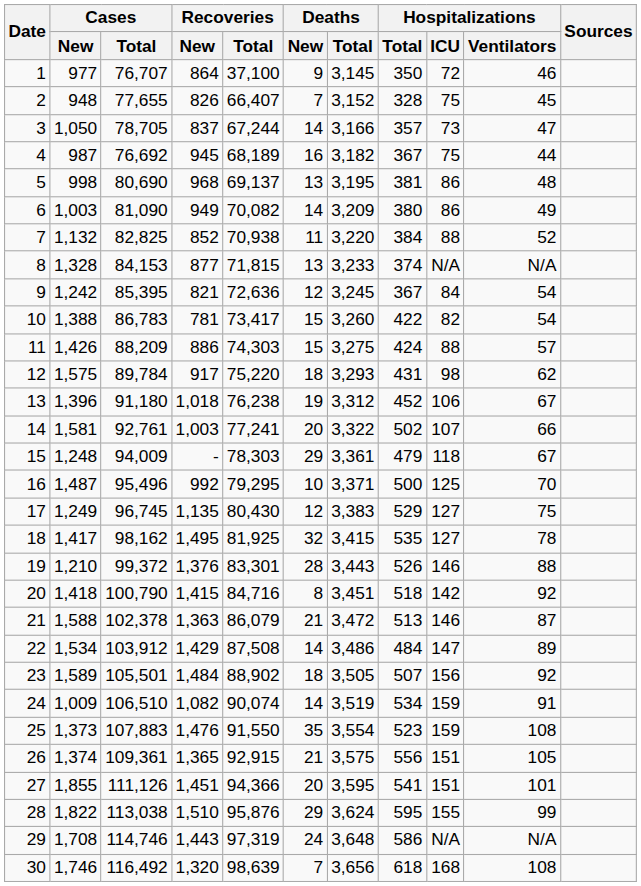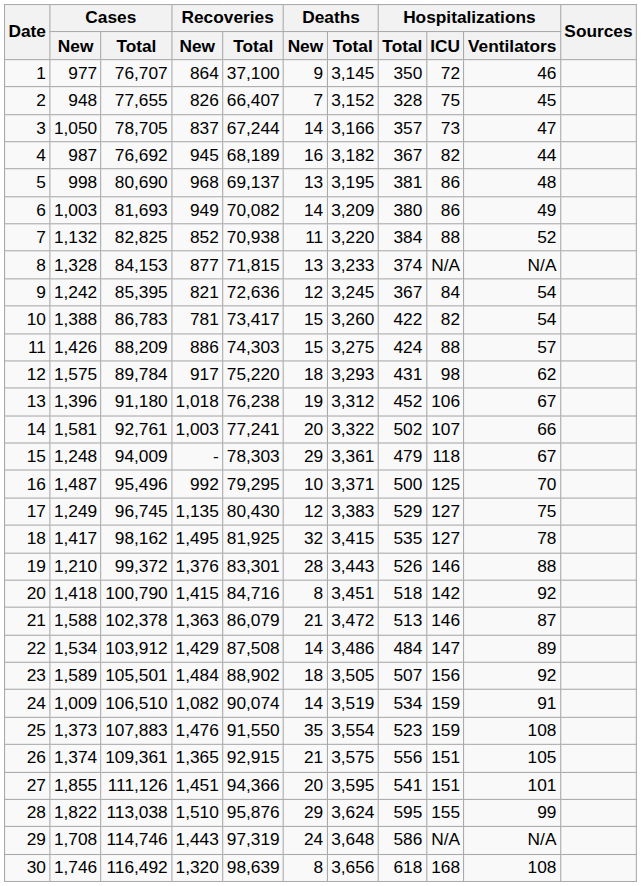(450, 155) 75 -> (450, 155) 82
(141, 210) 81,090 -> (141, 210) 81,693
(318, 867) 7 -> (318, 867) 8
